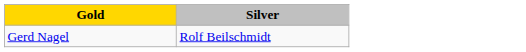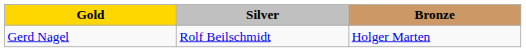+ column: (435, 15)
